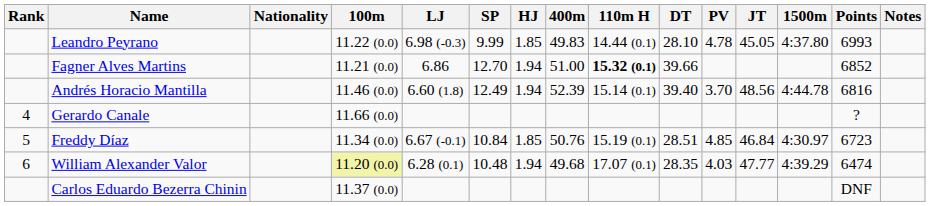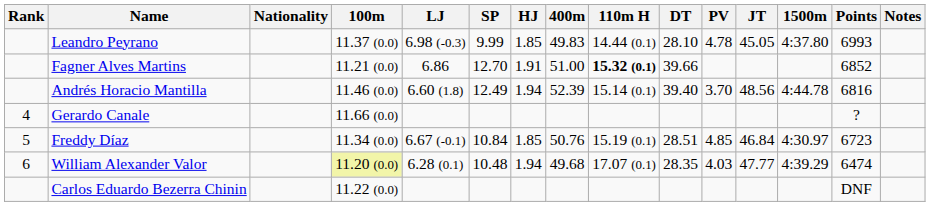(367, 41) 11.22 (0.0) -> (367, 41) 11.37 (0.0)
(528, 66) 1.94 -> (528, 66) 1.91
(367, 189) 11.37 (0.0) -> (367, 189) 11.22 (0.0)
